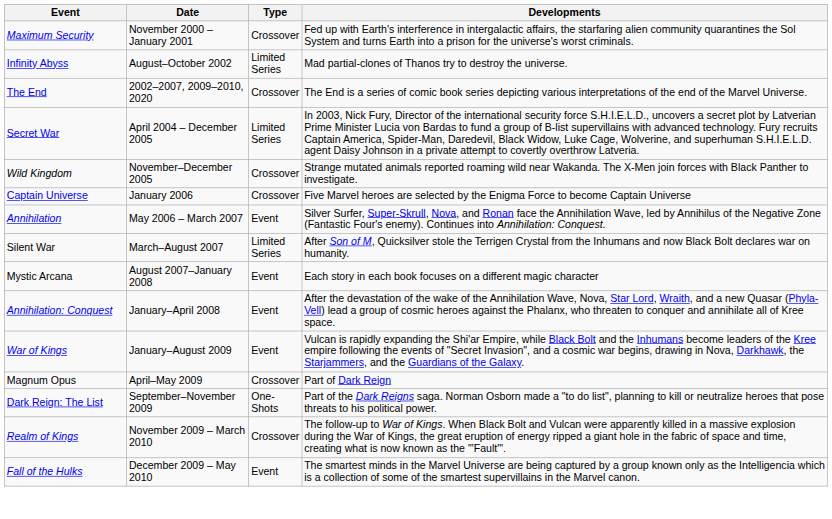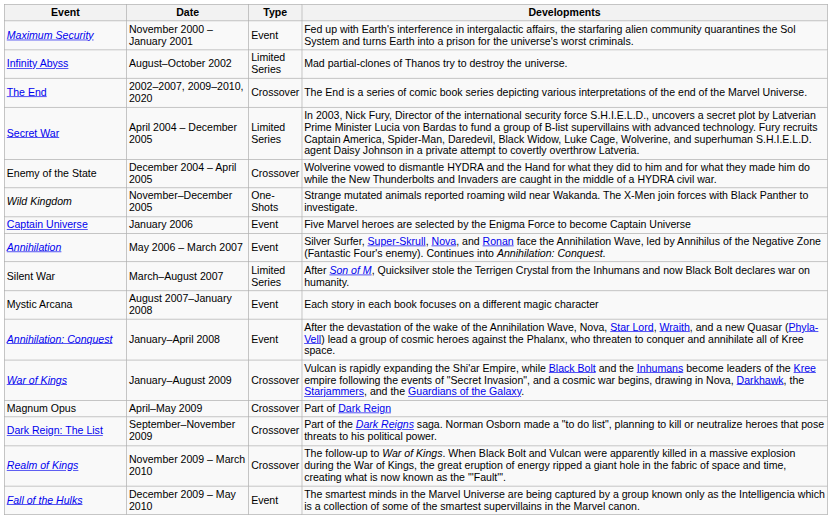(275, 35) Crossover -> (265, 35) Event
+ row: (52, 173)
(275, 173) Crossover -> (265, 202) One-Shots
(275, 196) Crossover -> (265, 225) Event
(265, 351) Event -> (275, 380) Crossover
(265, 402) One-Shots -> (275, 431) Crossover
